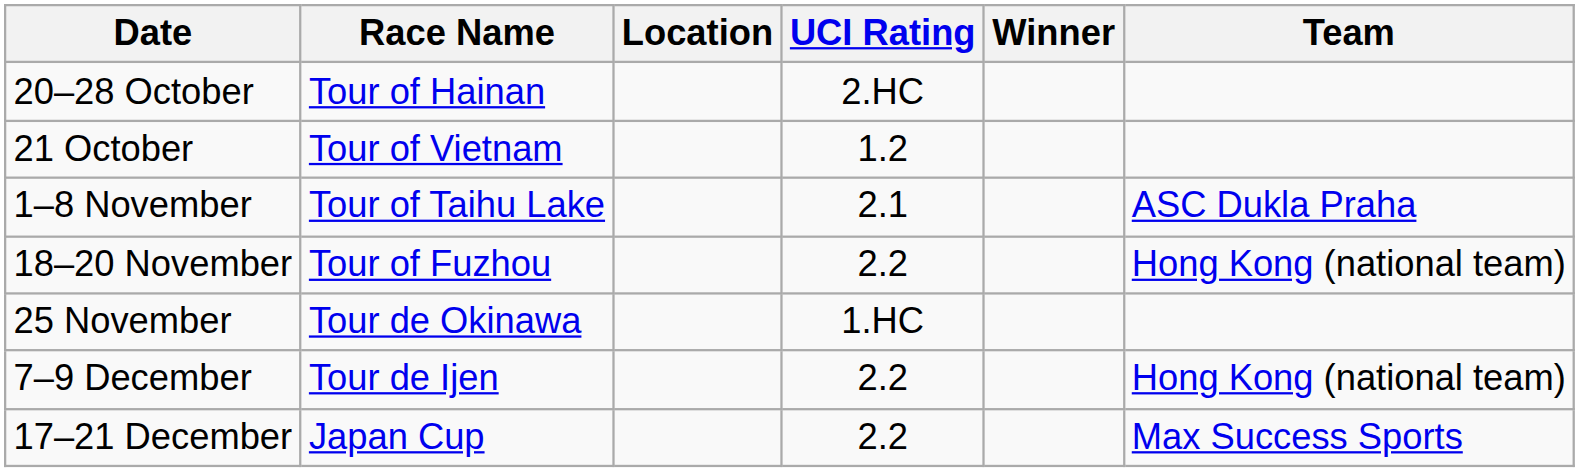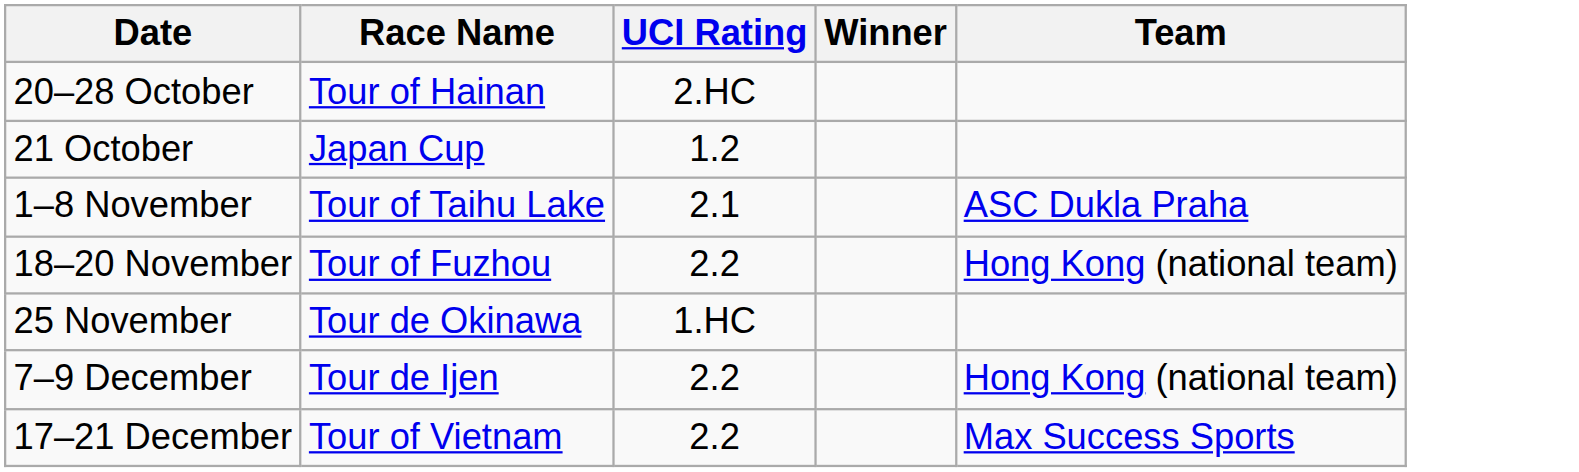- column: (697, 33)
(436, 148) Tour of Vietnam -> (397, 148) Japan Cup
(397, 436) Japan Cup -> (436, 436) Tour of Vietnam
